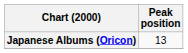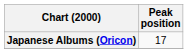(161, 40) 13 -> (161, 40) 17
